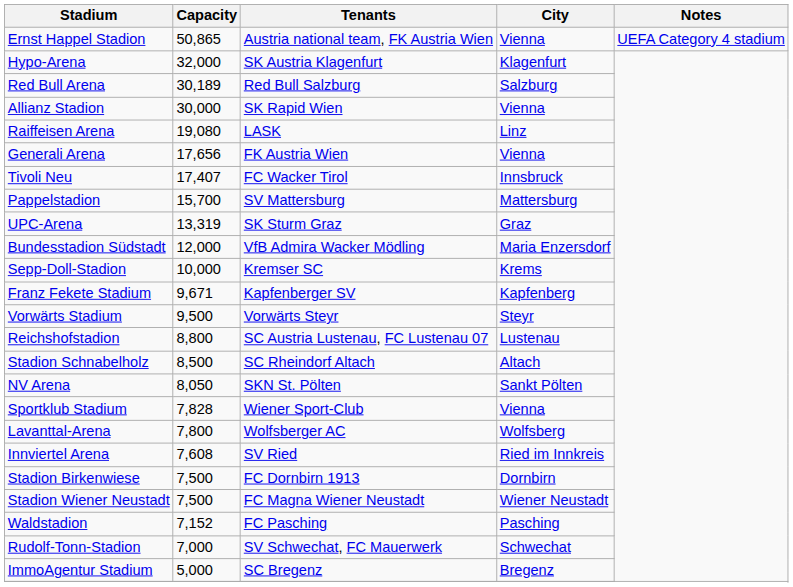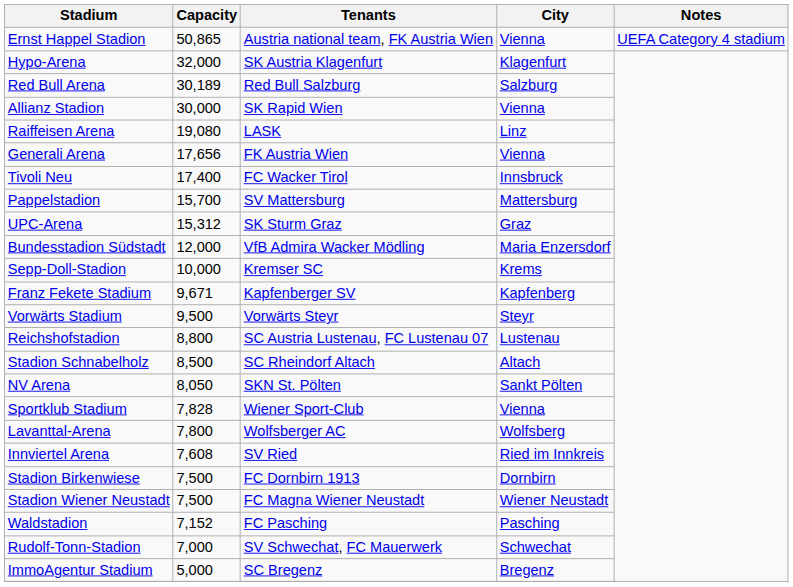(199, 177) 17,407 -> (199, 177) 17,400
(199, 223) 13,319 -> (199, 223) 15,312
